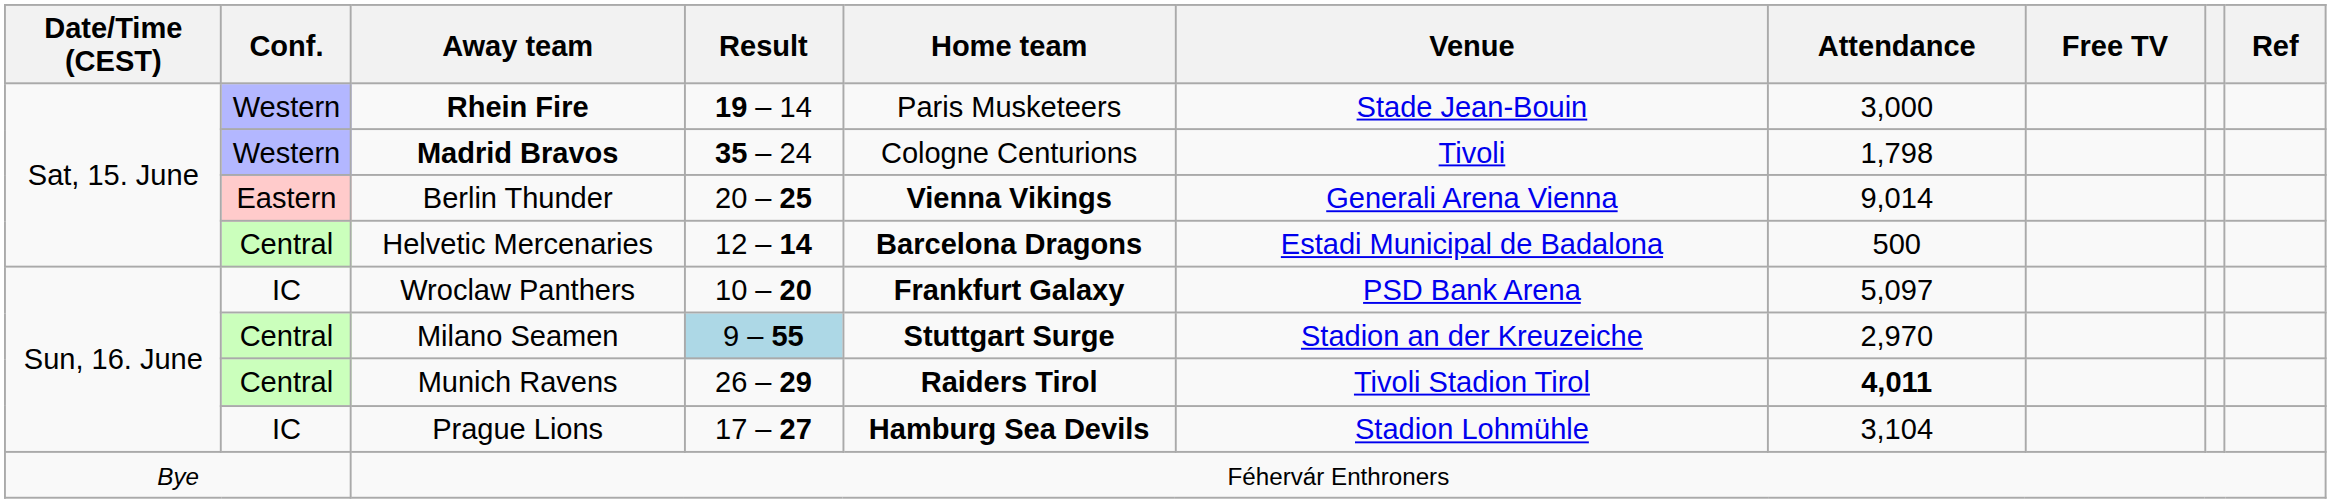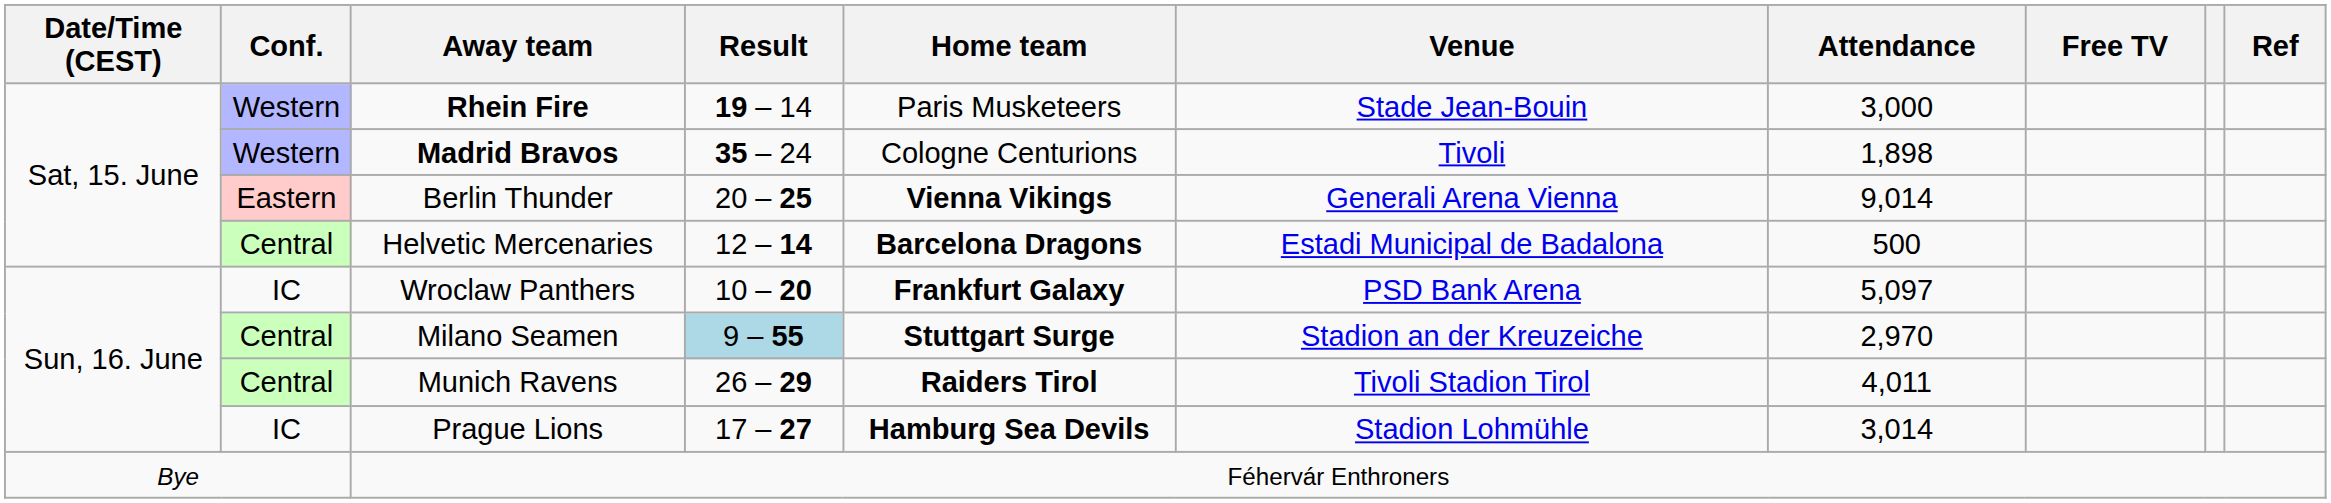(1897, 153) 1,798 -> (1897, 153) 1,898
(1897, 382) bold -> (1897, 382) normal
(1897, 428) 3,104 -> (1897, 428) 3,014
